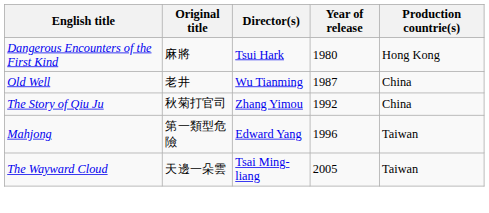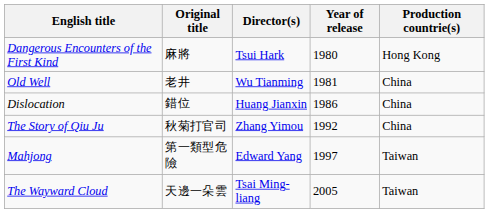(325, 82) 1987 -> (325, 82) 1981
+ row: (36, 104)
(325, 134) 1996 -> (325, 155) 1997
